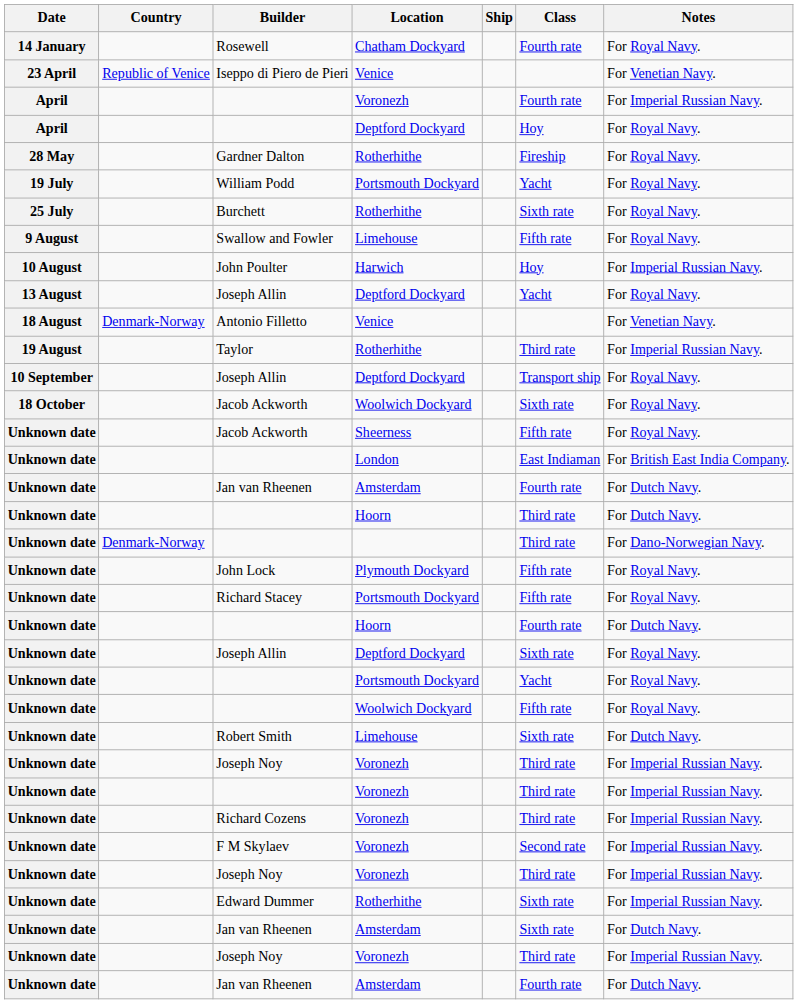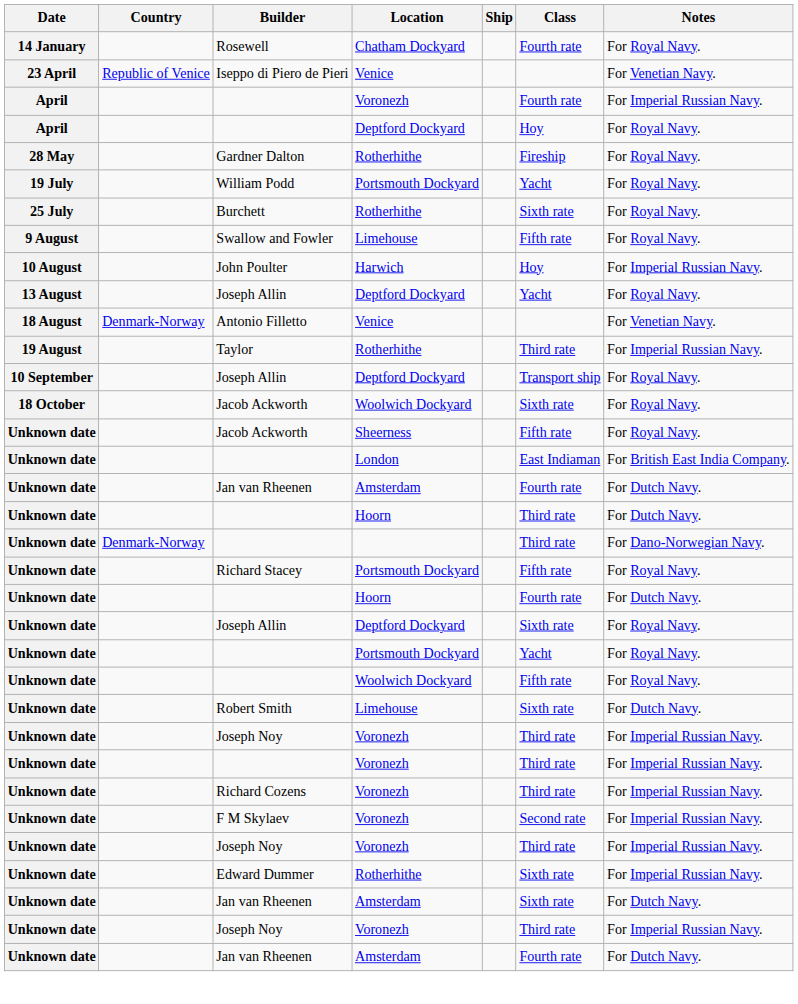- row: (246, 570)
